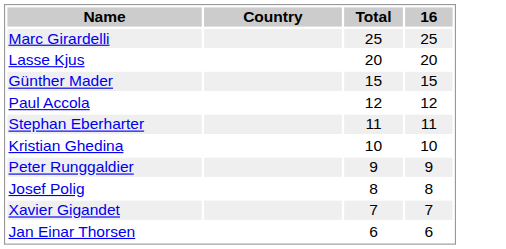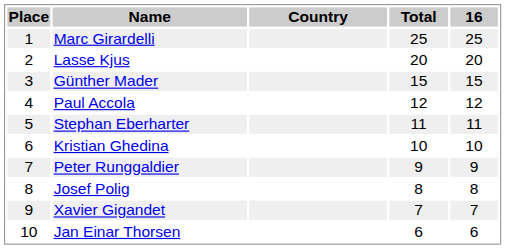+ column: (29, 17)
